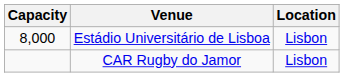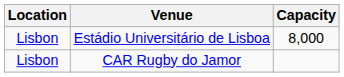columns swapped: (306, 15) <-> (37, 15)
